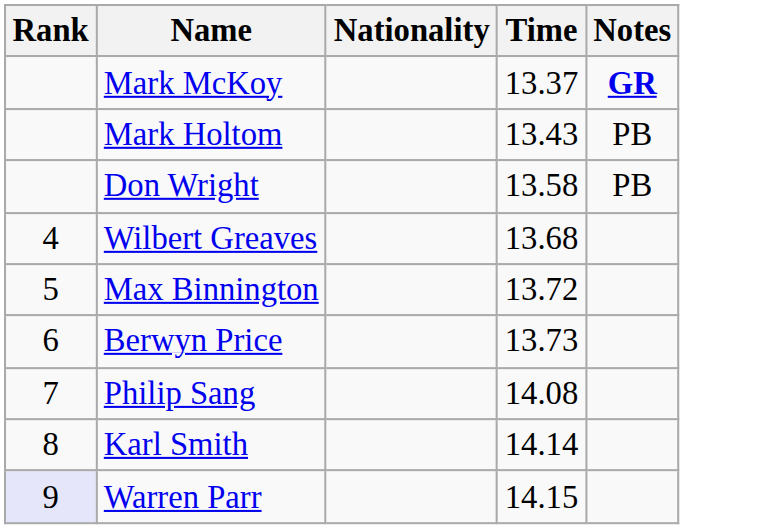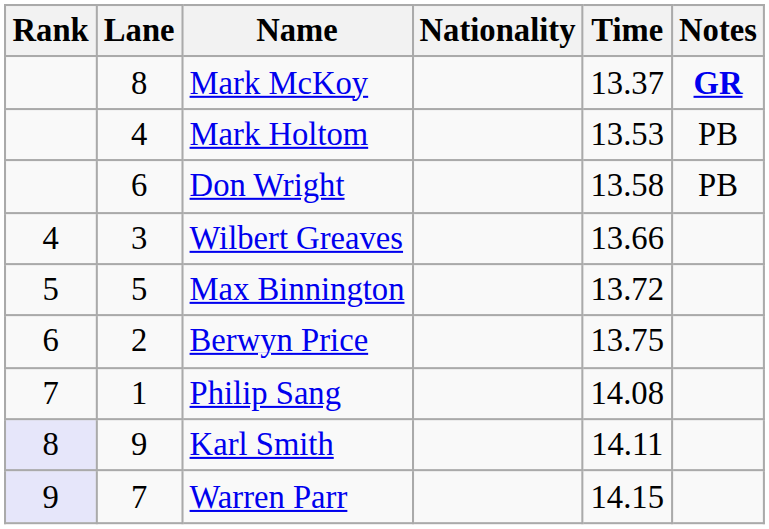+ column: (139, 30)
(541, 133) 13.43 -> (627, 133) 13.53
(541, 237) 13.68 -> (627, 237) 13.66
(541, 340) 13.73 -> (627, 340) 13.75
(51, 444) no background -> (51, 444) lavender background
(541, 444) 14.14 -> (627, 444) 14.11
